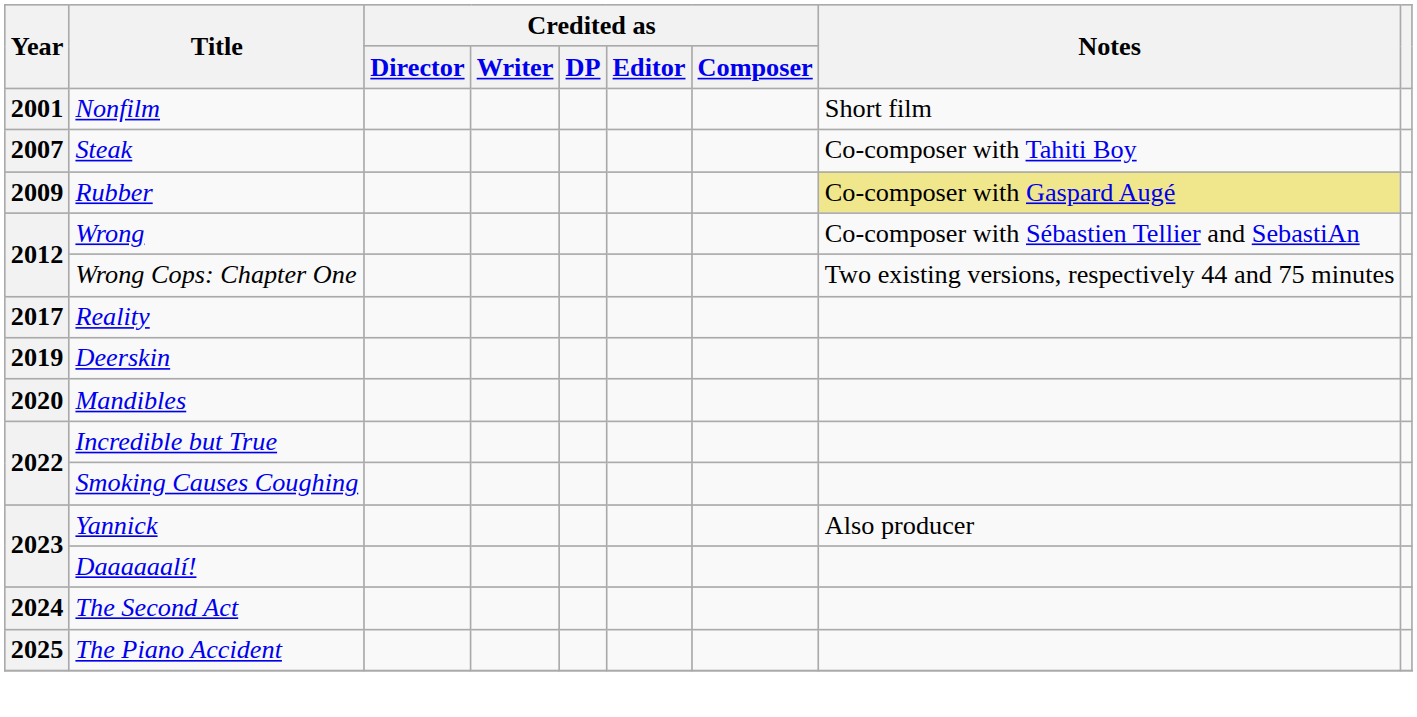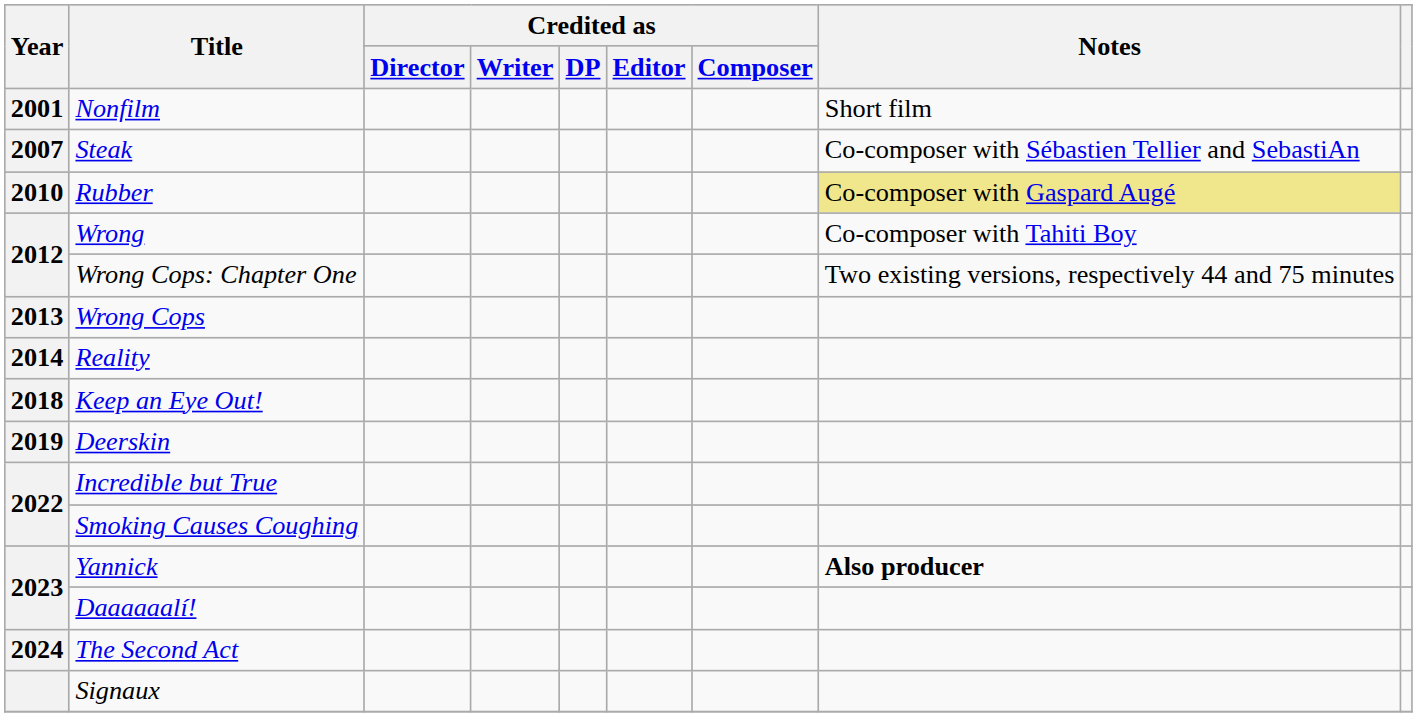(981, 150) Co-composer with Tahiti Boy -> (1092, 150) Co-composer with Sébastien Tellier and SebastiAn
(37, 191) 2009 -> (37, 191) 2010
(1092, 233) Co-composer with Sébastien Tellier and SebastiAn -> (981, 233) Co-composer with Tahiti Boy
+ row: (140, 316)
(37, 316) 2017 -> (37, 358) 2014
+ row: (169, 399)
- row: (131, 399)
(900, 524) normal -> (904, 566) bold
- row: (179, 649)
+ row: (118, 691)
